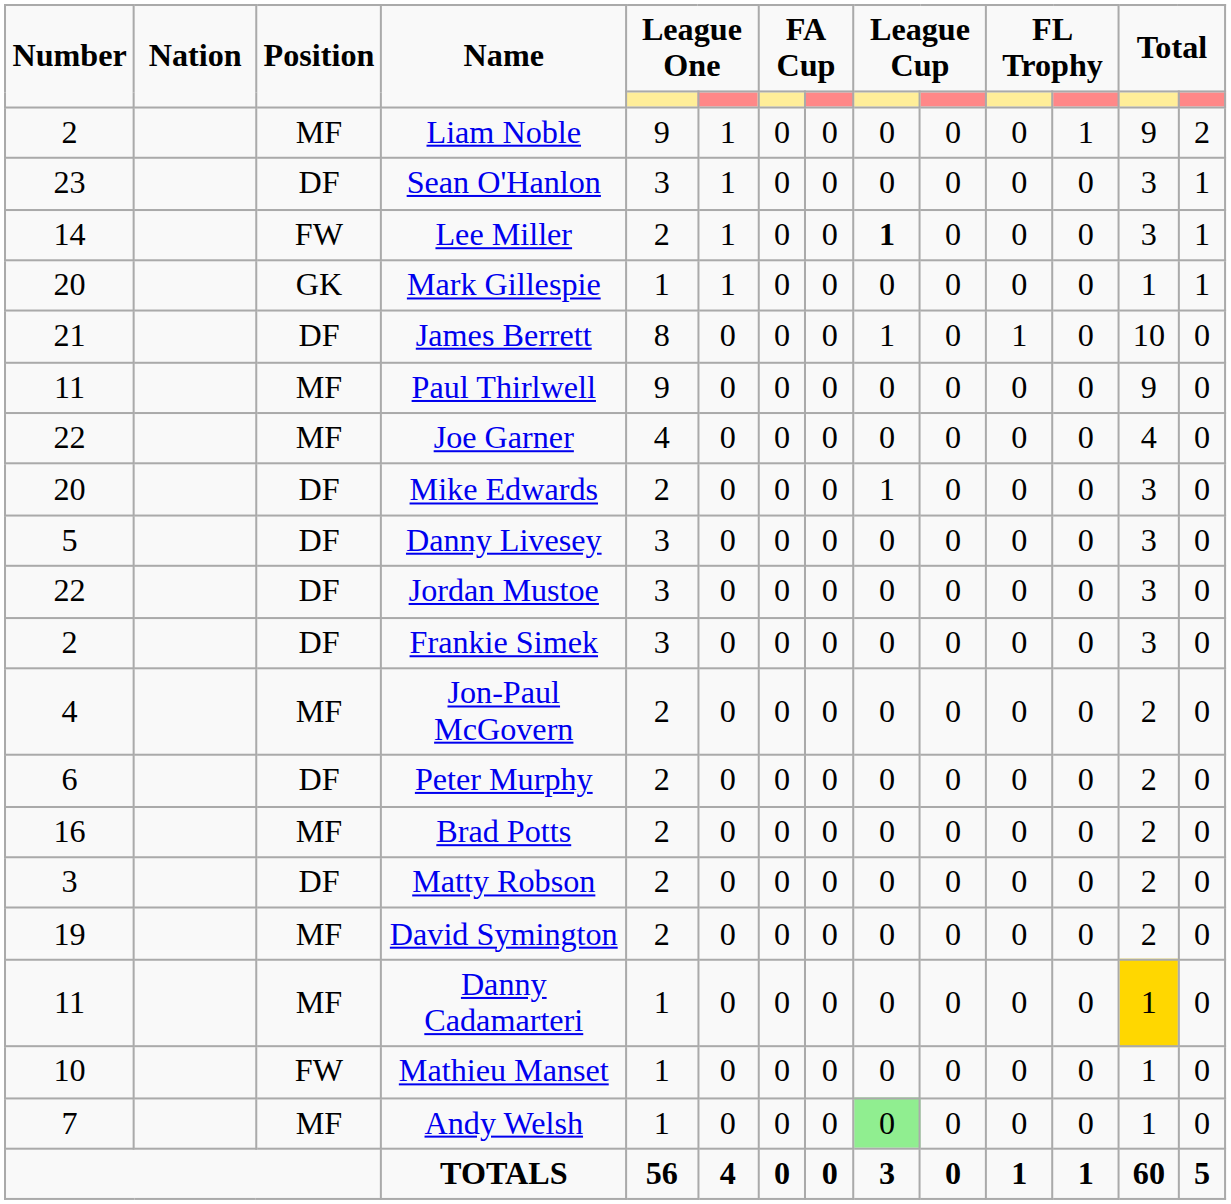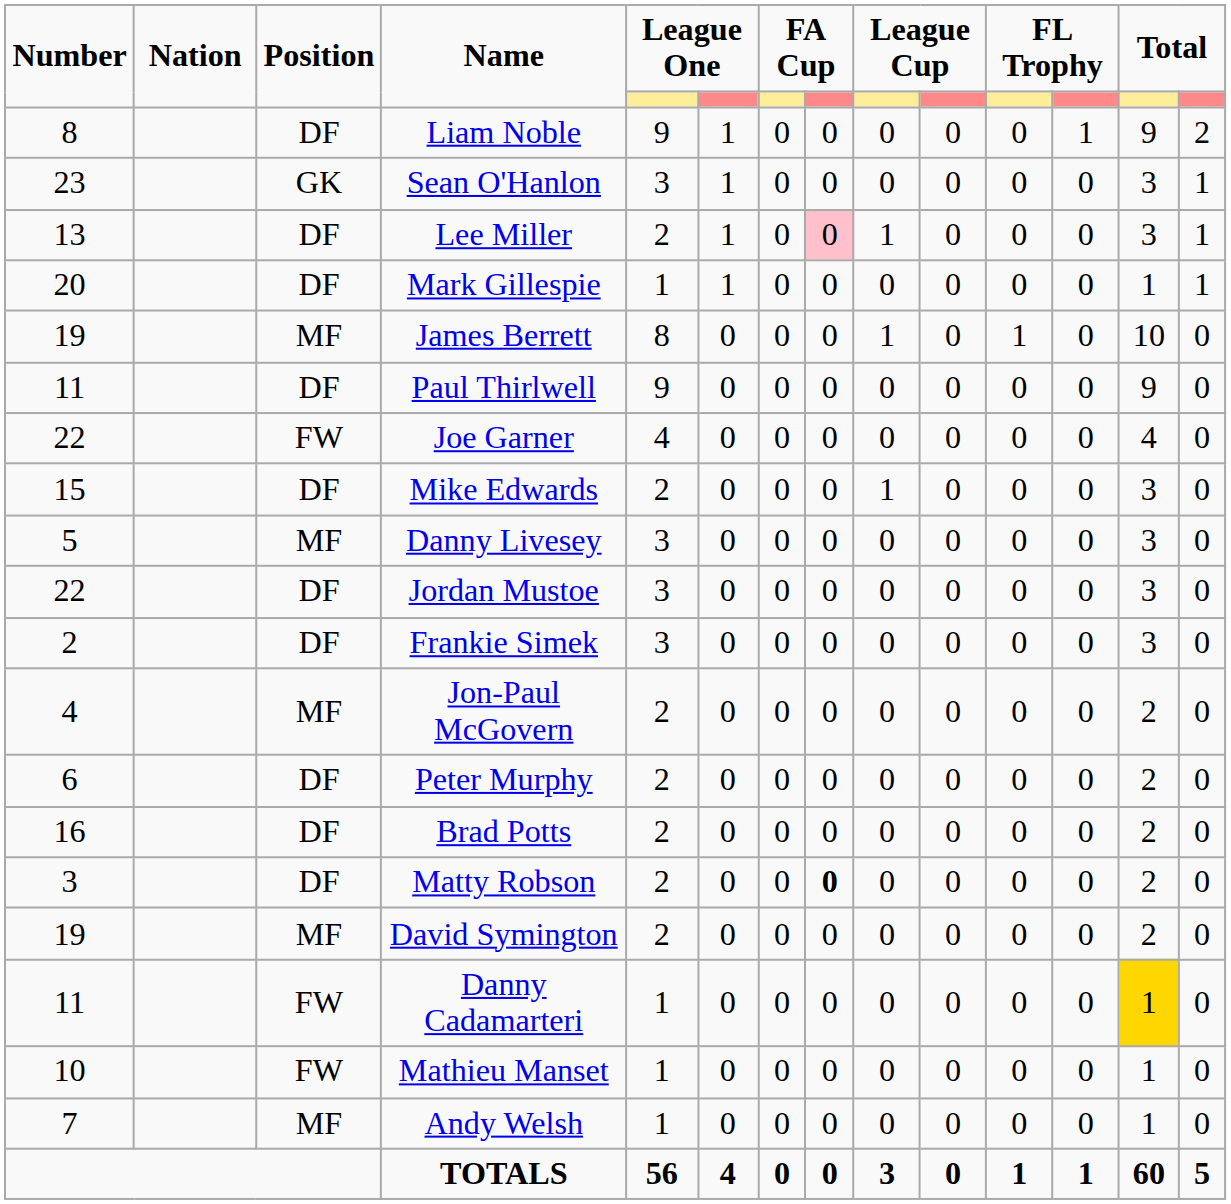(70, 132) 2 -> (70, 132) 8
(319, 132) MF -> (319, 132) DF
(319, 183) DF -> (319, 183) GK
(70, 234) 14 -> (70, 234) 13
(319, 234) FW -> (319, 234) DF
(830, 234) no background -> (830, 234) pink background
(887, 234) bold -> (887, 234) normal
(319, 285) GK -> (319, 285) DF
(70, 336) 21 -> (70, 336) 19
(319, 336) DF -> (319, 336) MF
(319, 387) MF -> (319, 387) DF
(319, 438) MF -> (319, 438) FW
(70, 489) 20 -> (70, 489) 15
(319, 540) DF -> (319, 540) MF
(319, 831) MF -> (319, 831) DF
(830, 882) normal -> (830, 882) bold
(319, 1002) MF -> (319, 1002) FW
(887, 1122) lightgreen background -> (887, 1122) no background
